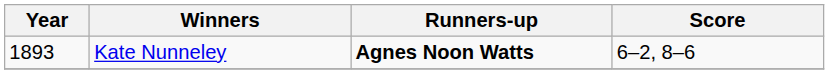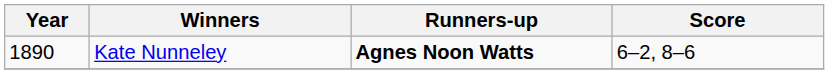(32, 52) 1893 -> (32, 52) 1890
